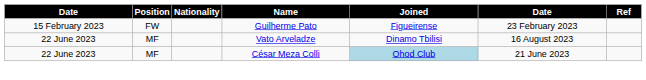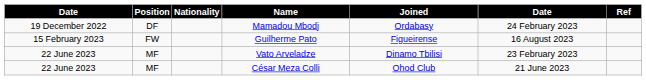+ row: (286, 26)
(542, 26) 23 February 2023 -> (542, 40) 16 August 2023
(542, 40) 16 August 2023 -> (542, 54) 23 February 2023
(414, 54) lightblue background -> (414, 68) no background
